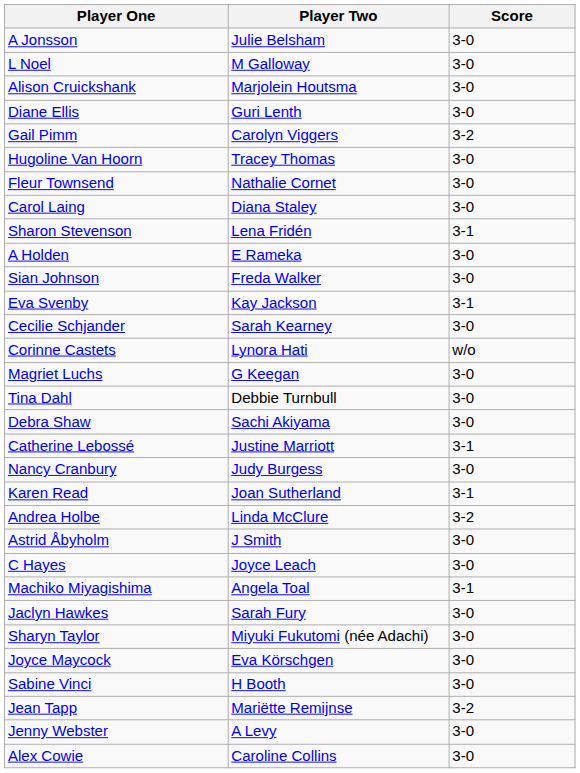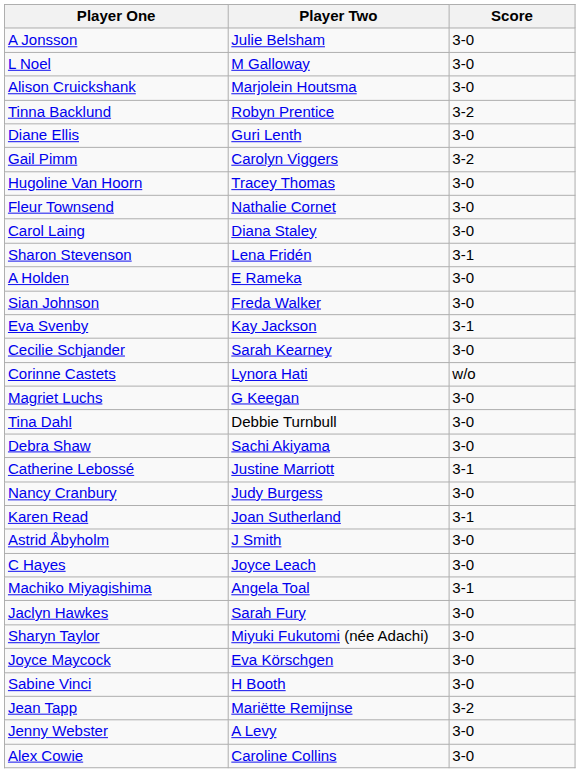+ row: (59, 111)
- row: (54, 517)
